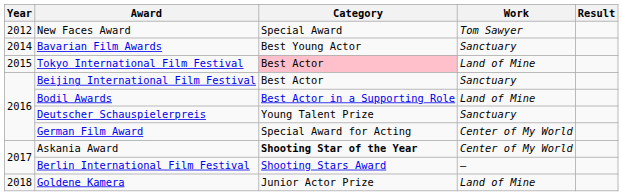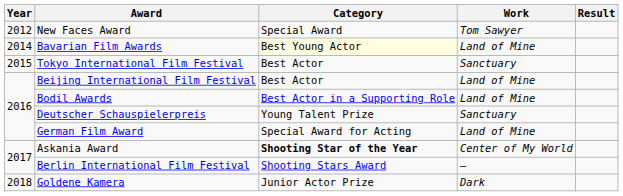(311, 47) no background -> (311, 47) lightyellow background
(488, 47) Sanctuary -> (498, 47) Land of Mine
(292, 64) pink background -> (292, 64) no background
(498, 64) Land of Mine -> (488, 64) Sanctuary
(488, 81) Sanctuary -> (498, 81) Land of Mine
(516, 132) Center of My World -> (498, 132) Land of Mine
(498, 182) Land of Mine -> (473, 182) Dark
